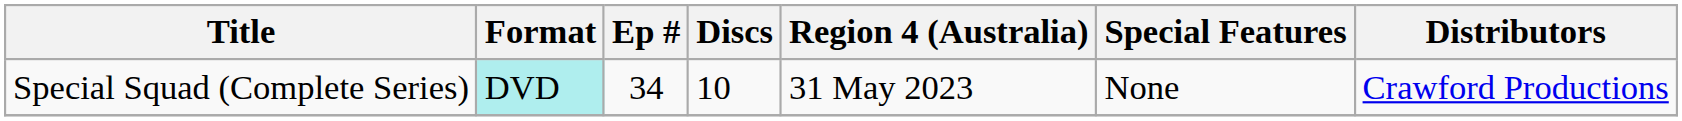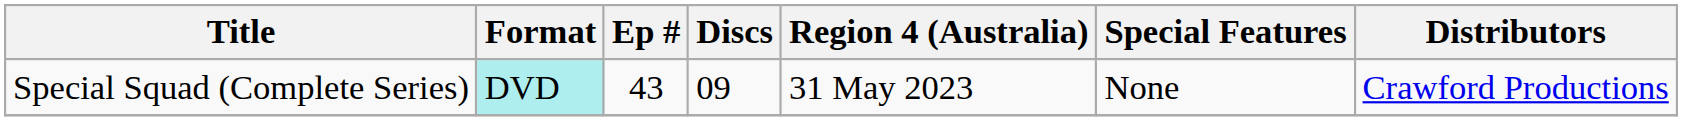(646, 86) 34 -> (646, 86) 43
(714, 86) 10 -> (714, 86) 09
